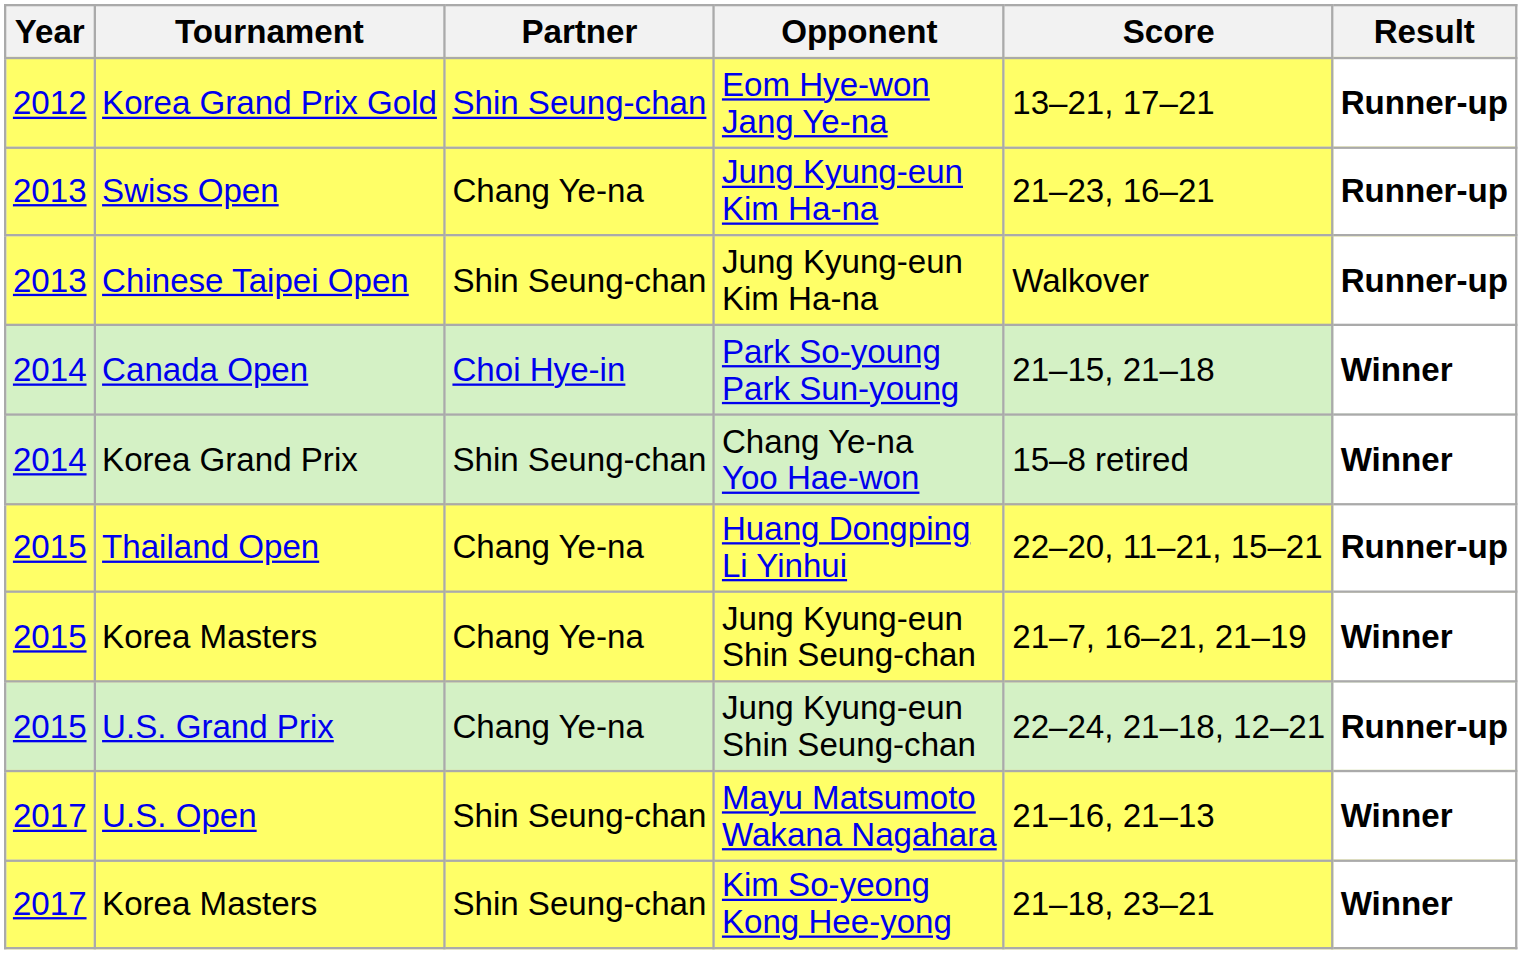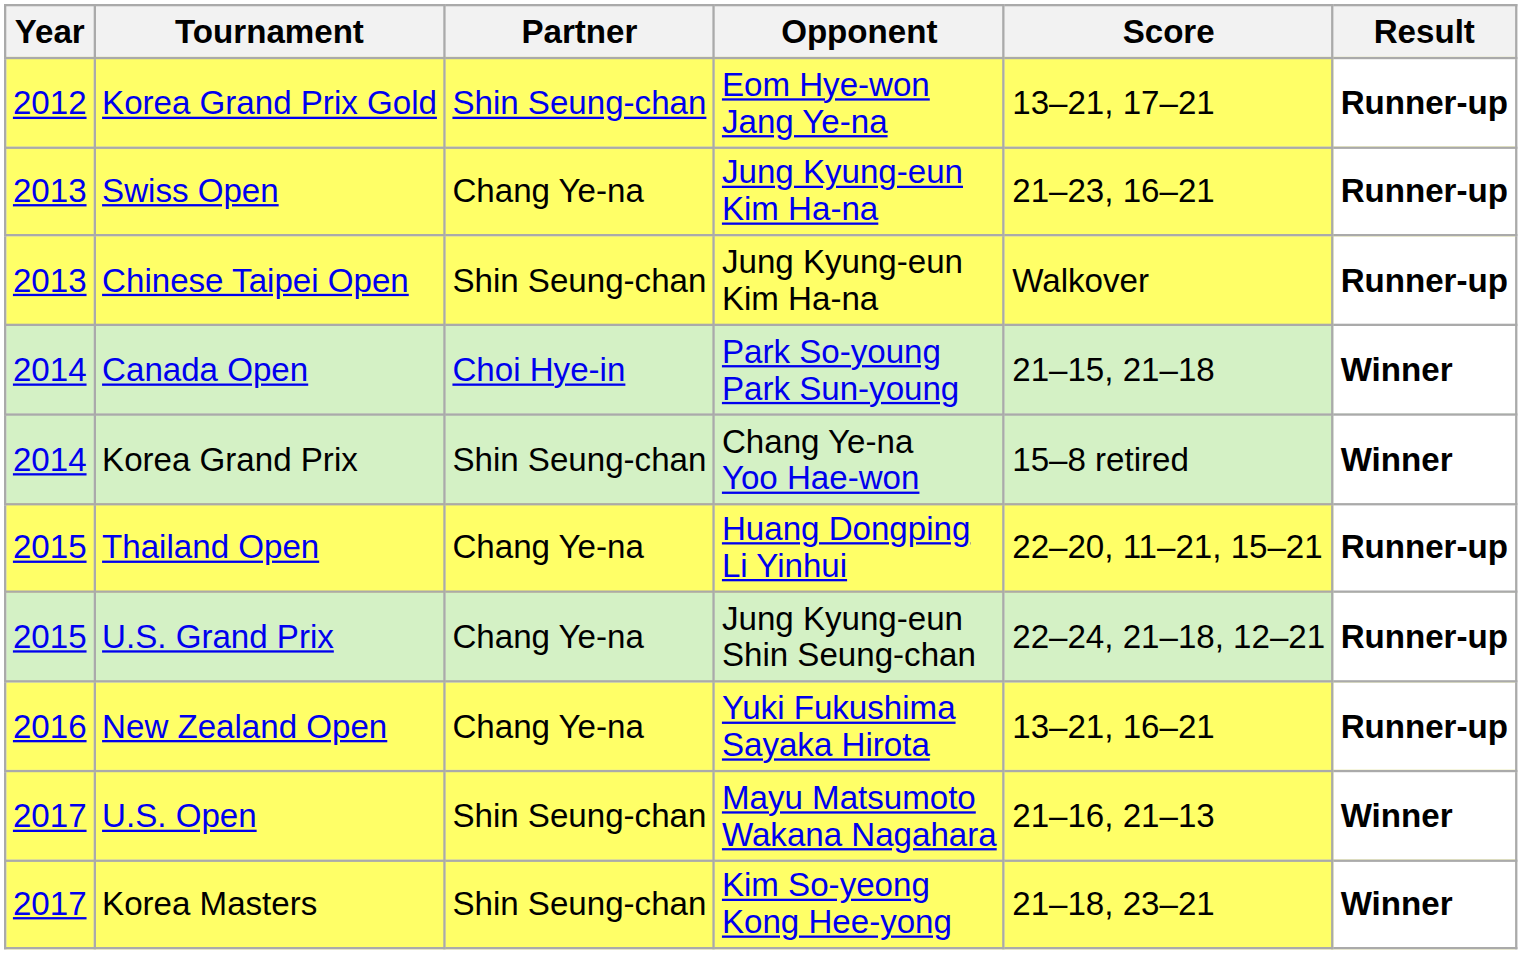- row: (210, 637)
+ row: (245, 726)
